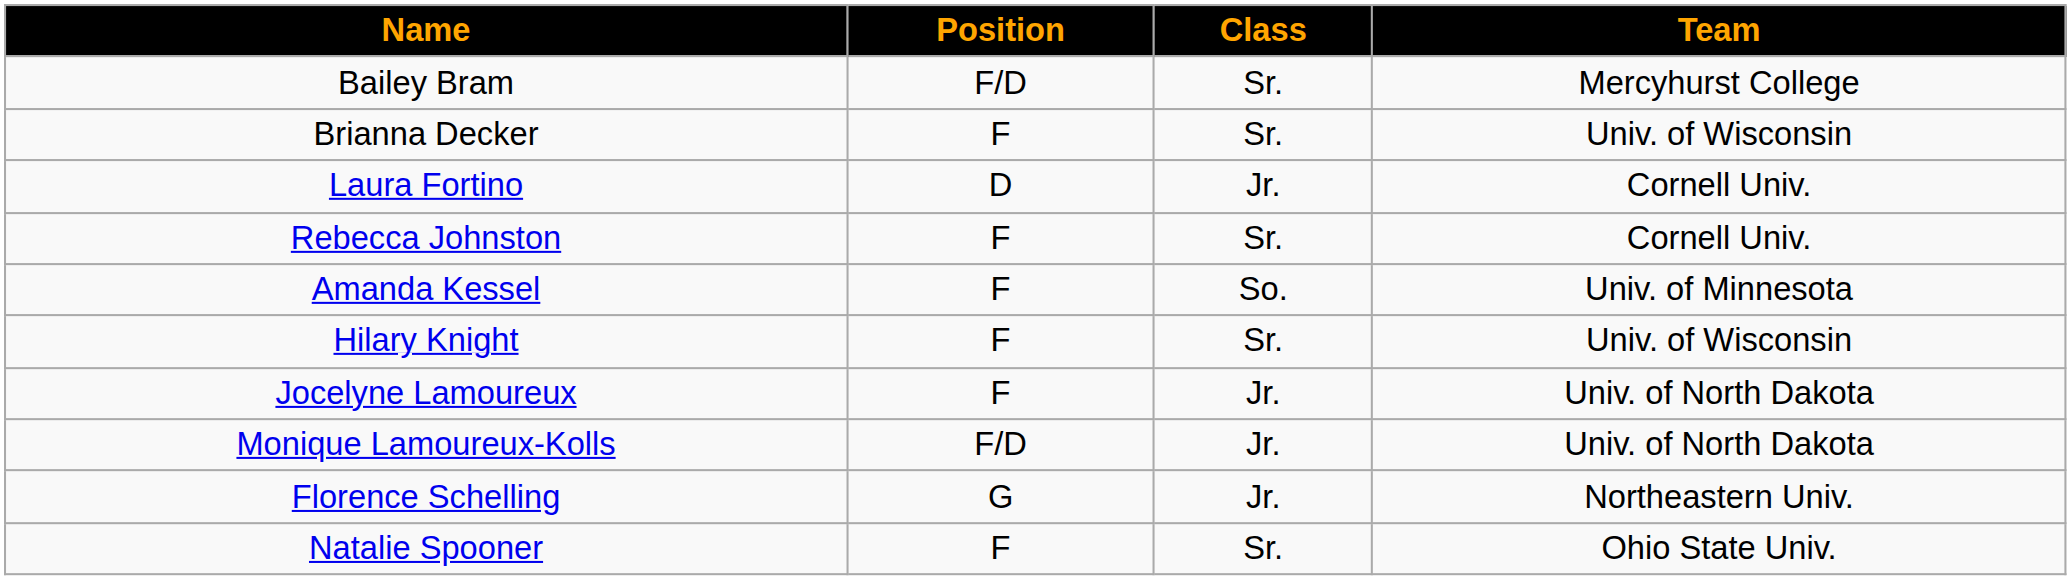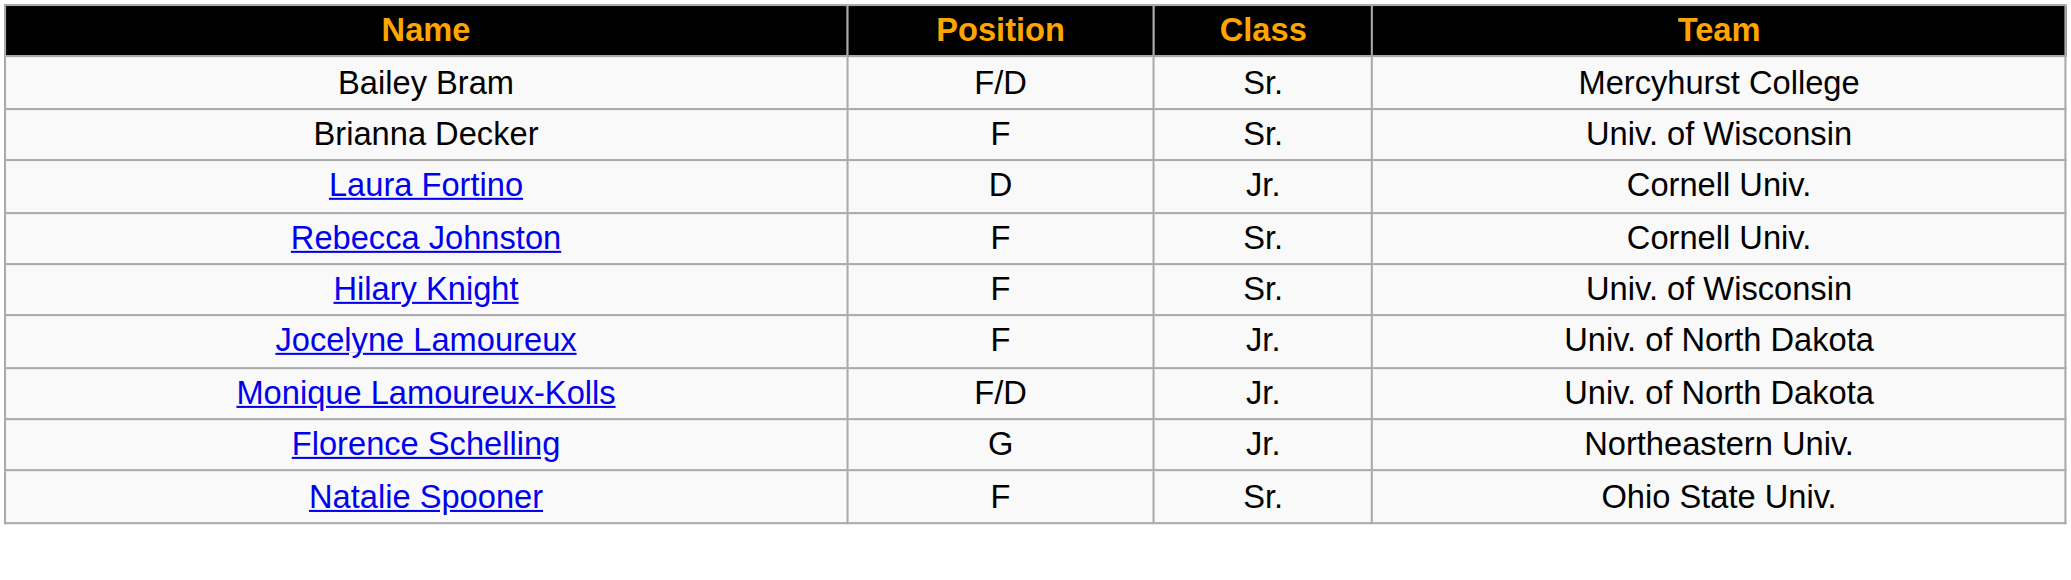- row: (426, 289)
